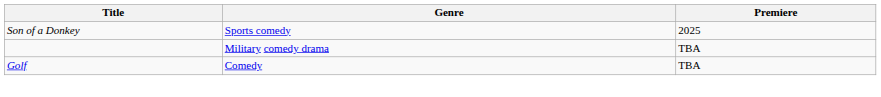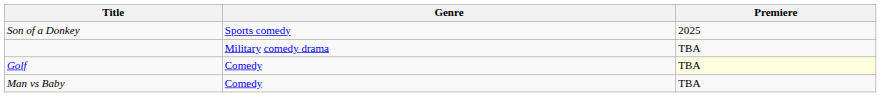(689, 65) no background -> (689, 65) lightyellow background
+ row: (36, 83)
